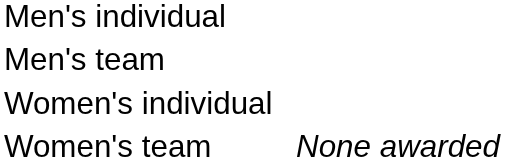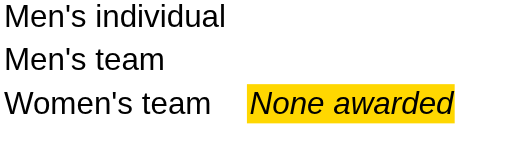- row: (138, 103)
(398, 146) no background -> (352, 103) gold background
